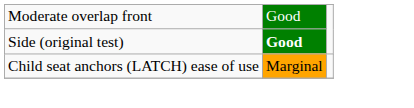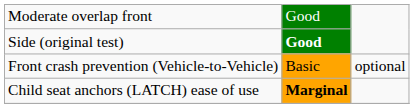+ row: (143, 66)
(294, 66) normal -> (316, 90) bold
